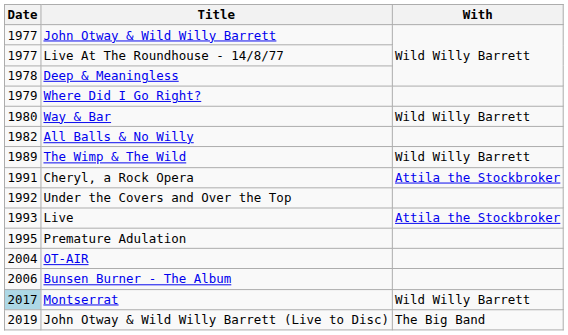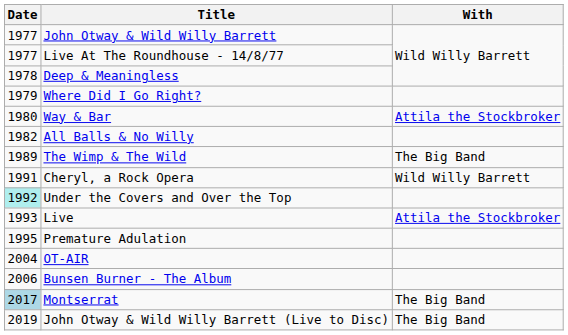(463, 116) Wild Willy Barrett -> (478, 116) Attila the Stockbroker
(463, 157) Wild Willy Barrett -> (440, 157) The Big Band
(478, 177) Attila the Stockbroker -> (463, 177) Wild Willy Barrett
(22, 198) no background -> (22, 198) paleturquoise background
(463, 299) Wild Willy Barrett -> (440, 299) The Big Band
